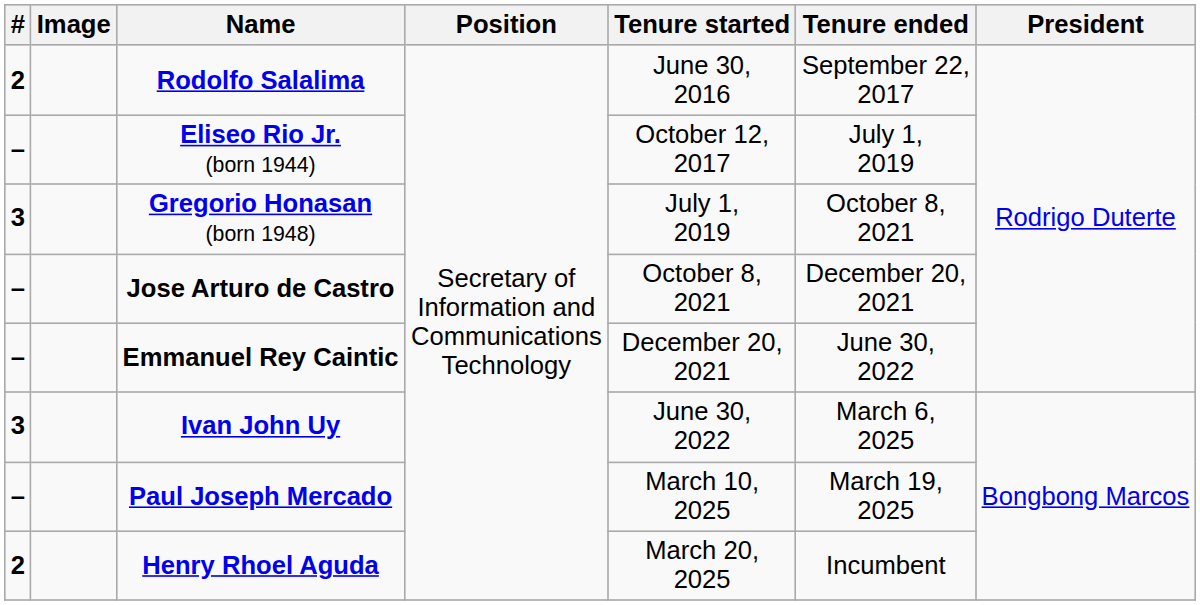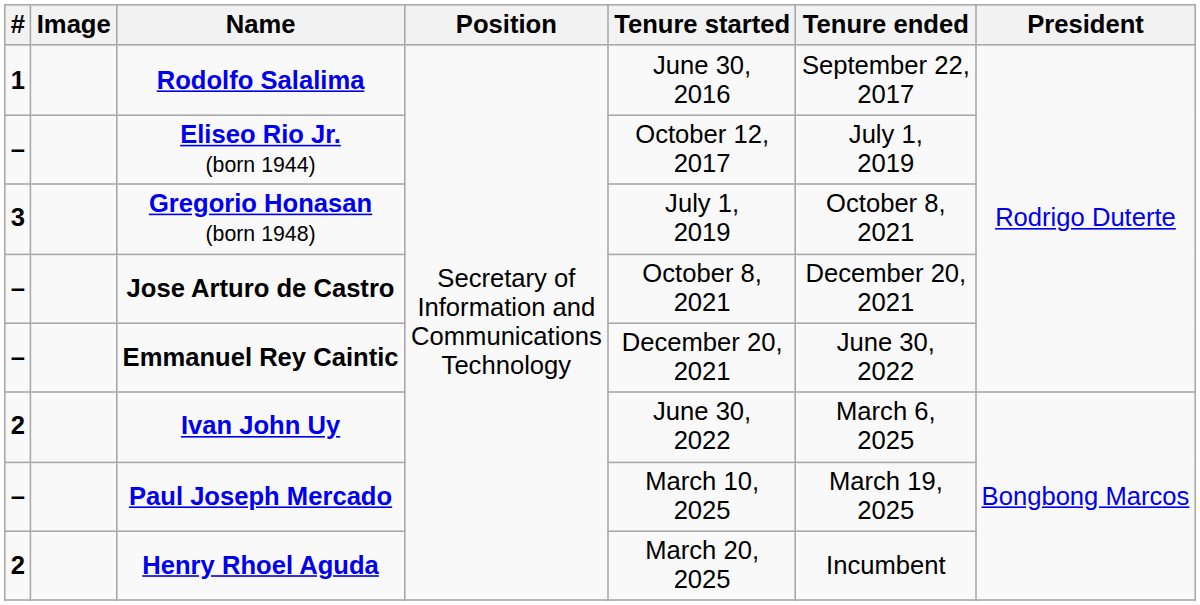(18, 79) 2 -> (18, 79) 1
(18, 426) 3 -> (18, 426) 2
